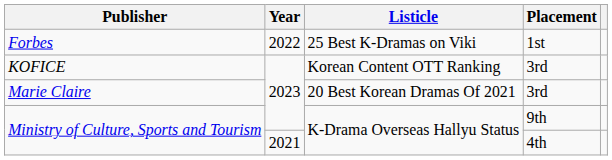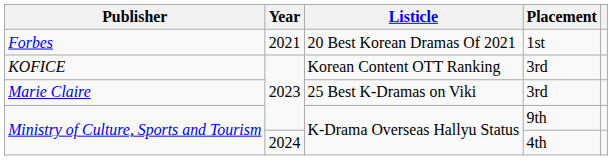(284, 42) 2022 -> (284, 42) 2021
(392, 42) 25 Best K-Dramas on Viki -> (412, 42) 20 Best Korean Dramas Of 2021
(412, 92) 20 Best Korean Dramas Of 2021 -> (392, 92) 25 Best K-Dramas on Viki
(284, 142) 2021 -> (284, 142) 2024
